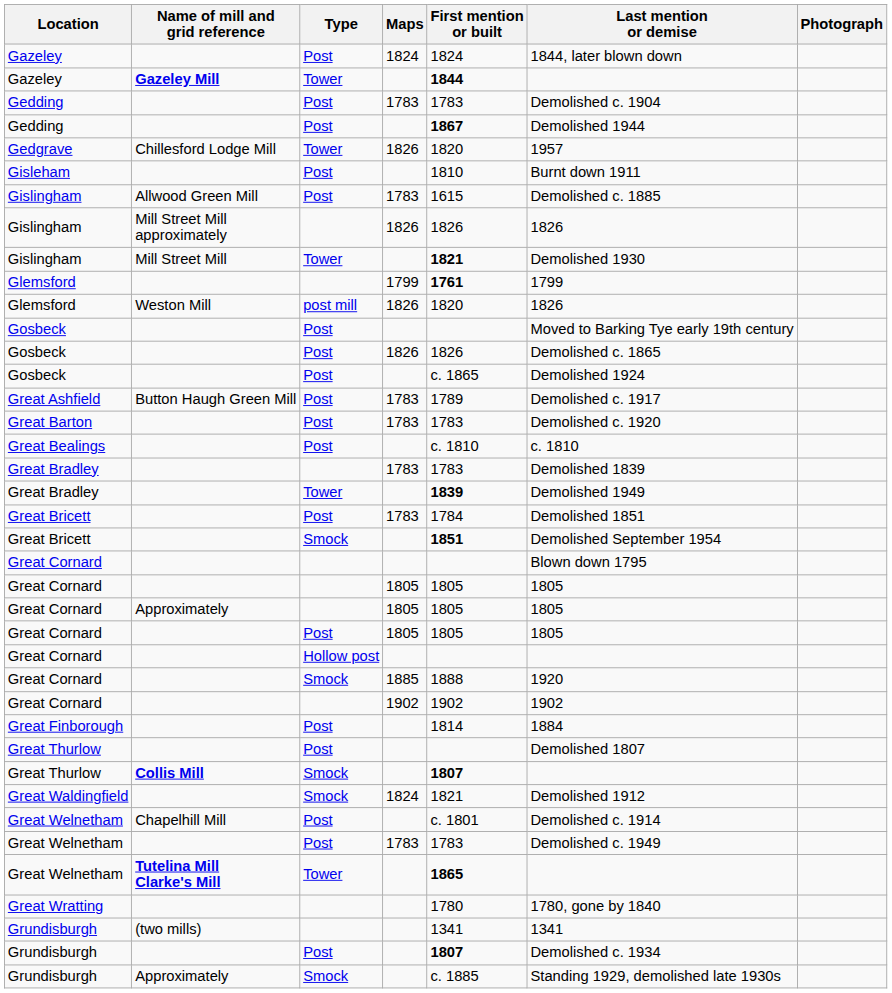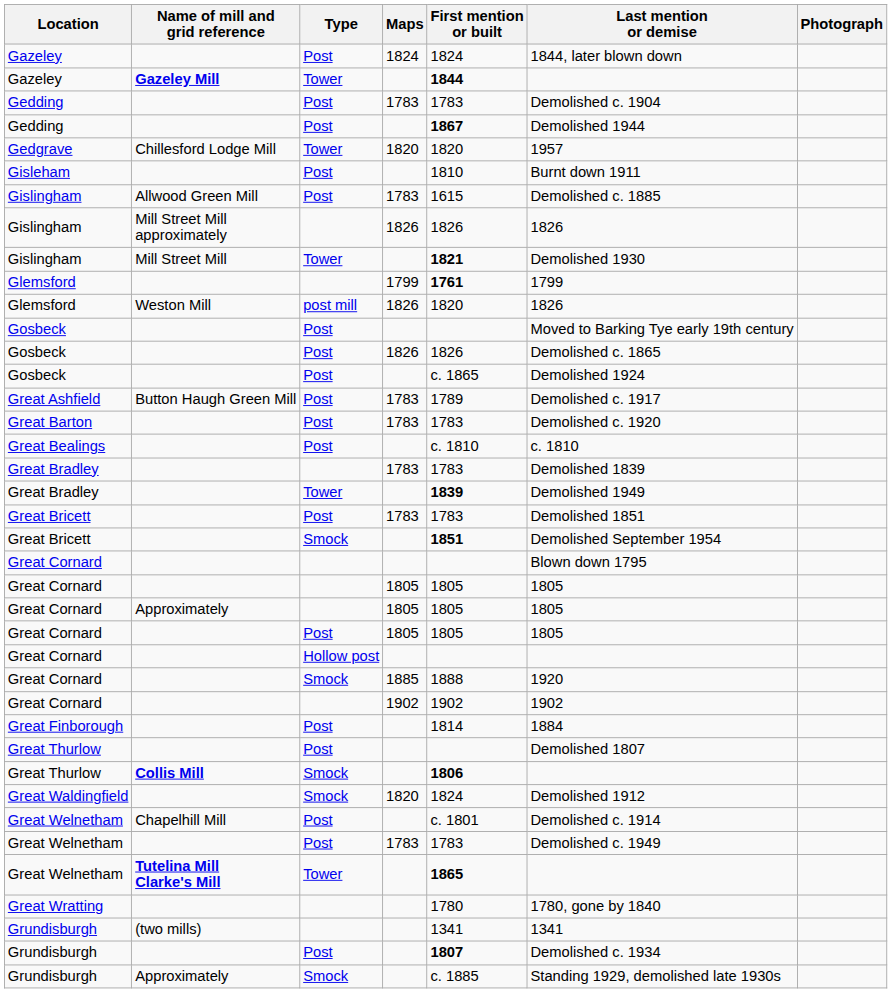(402, 149) 1826 -> (402, 149) 1820
(447, 516) 1784 -> (447, 516) 1783
(447, 772) 1807 -> (447, 772) 1806
(402, 796) 1824 -> (402, 796) 1820
(447, 796) 1821 -> (447, 796) 1824
